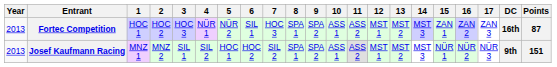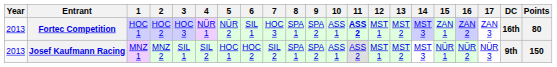(357, 28) normal -> (358, 28) bold
(536, 28) 87 -> (537, 28) 80
(536, 51) 151 -> (537, 51) 150
